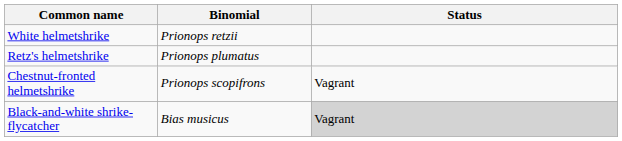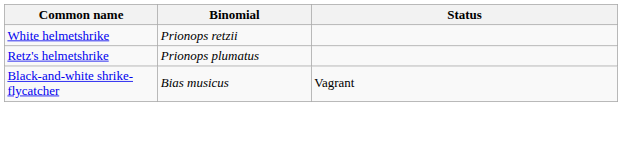- row: (51, 83)
(334, 118) lightgrey background -> (334, 83) no background
